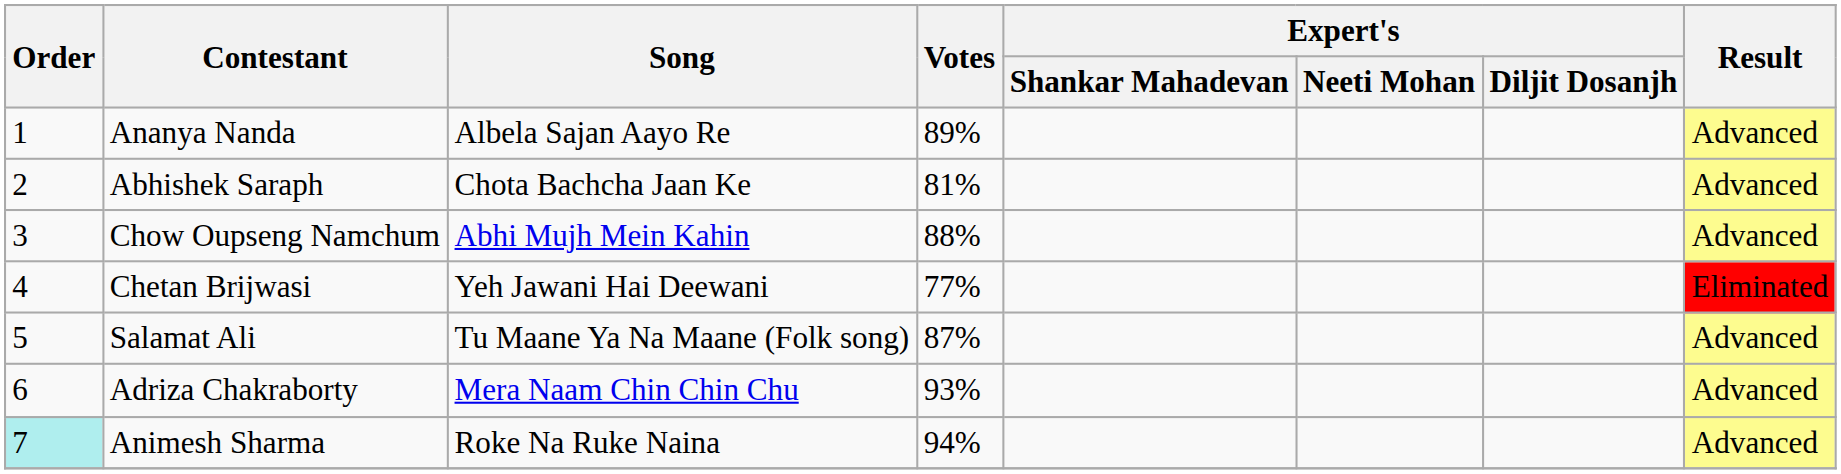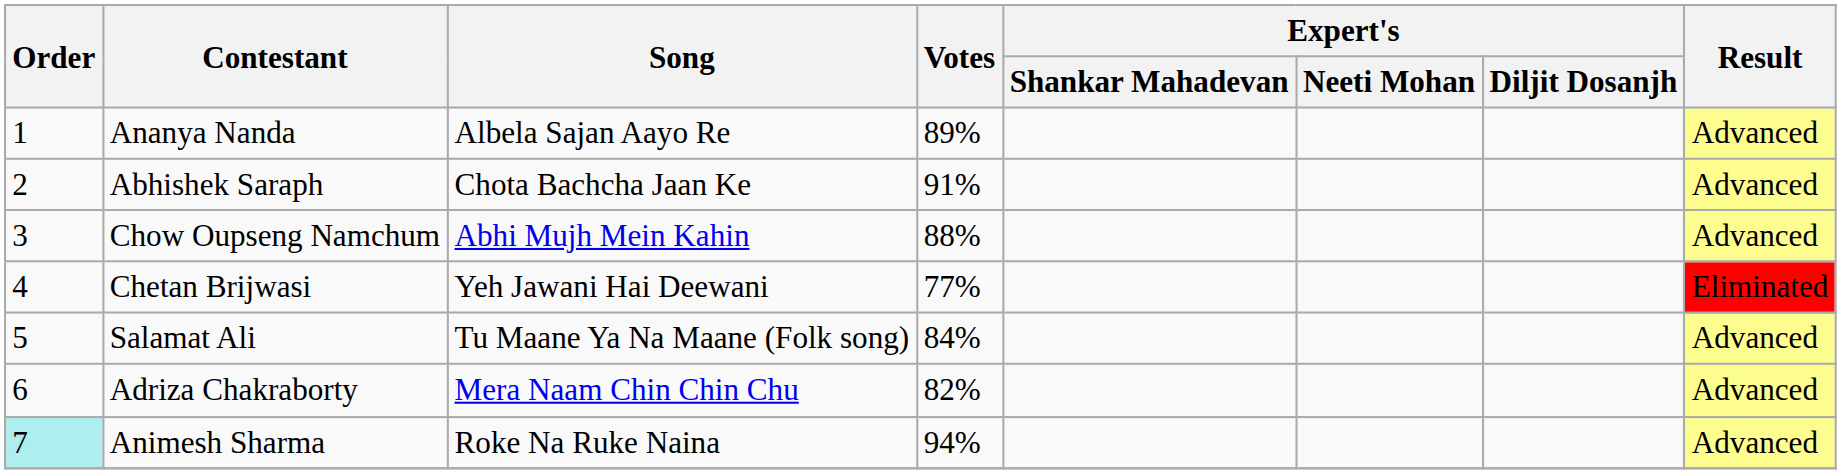(952, 184) 81% -> (952, 184) 91%
(952, 338) 87% -> (952, 338) 84%
(952, 390) 93% -> (952, 390) 82%
